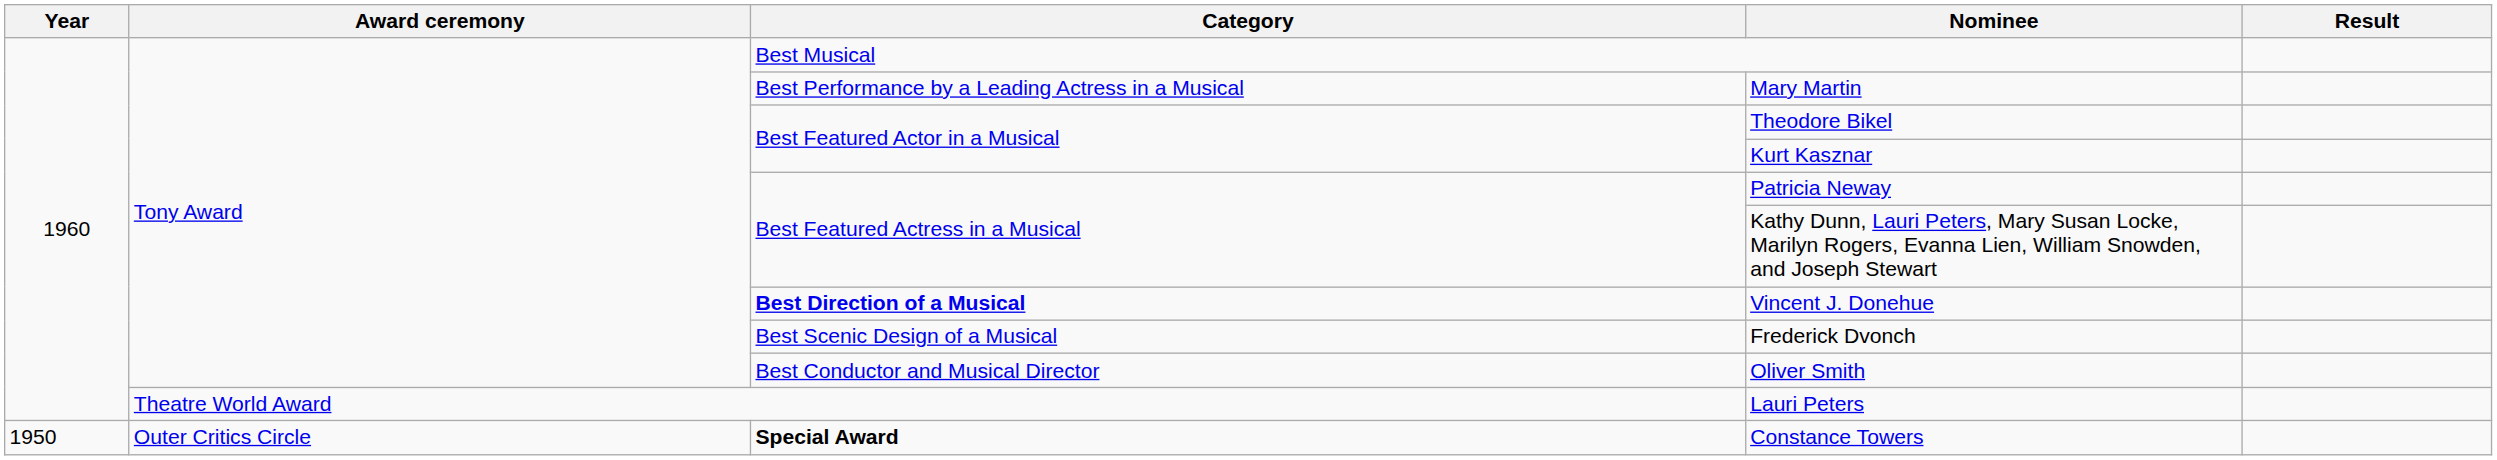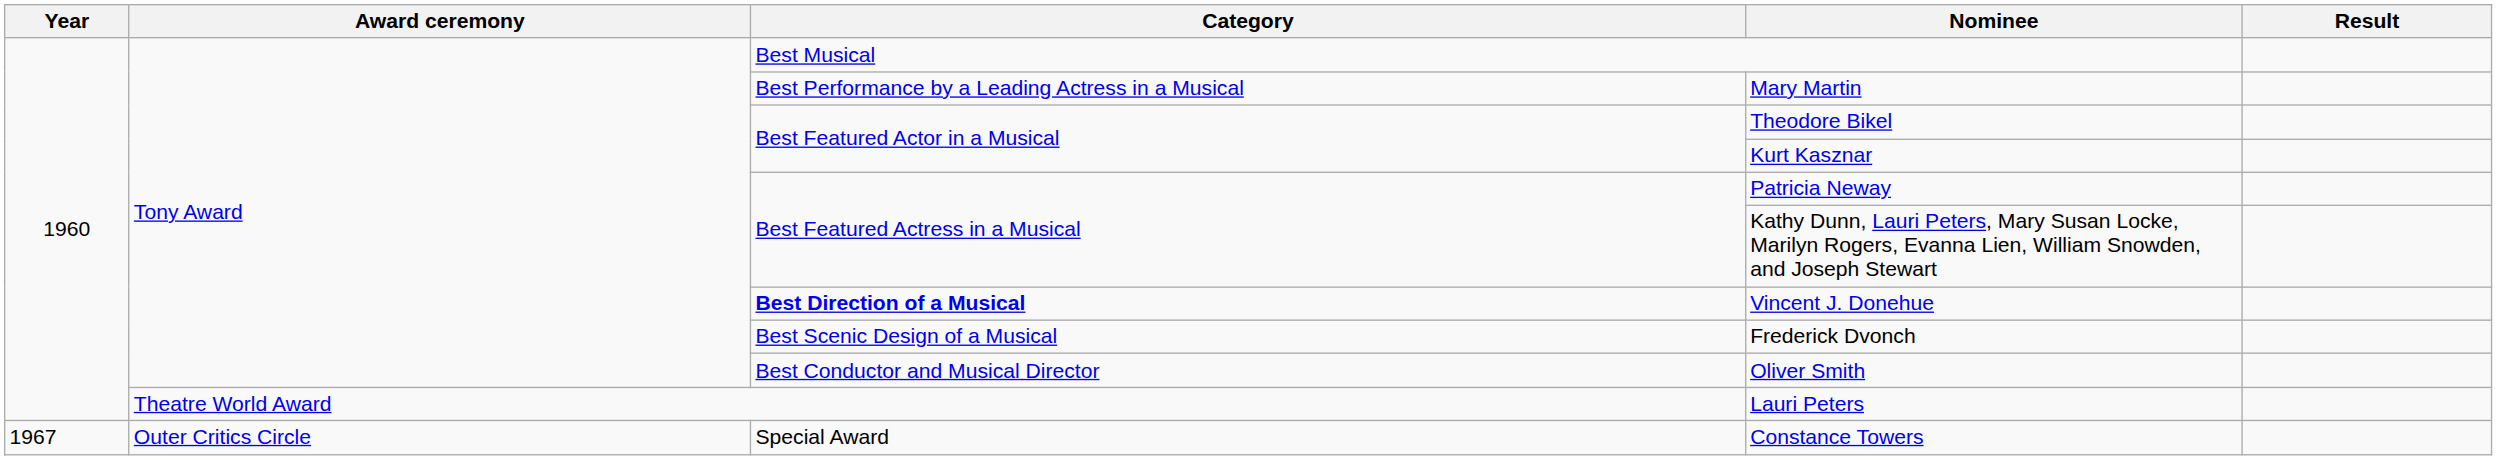(33, 437) 1950 -> (33, 437) 1967
(827, 437) bold -> (822, 437) normal
